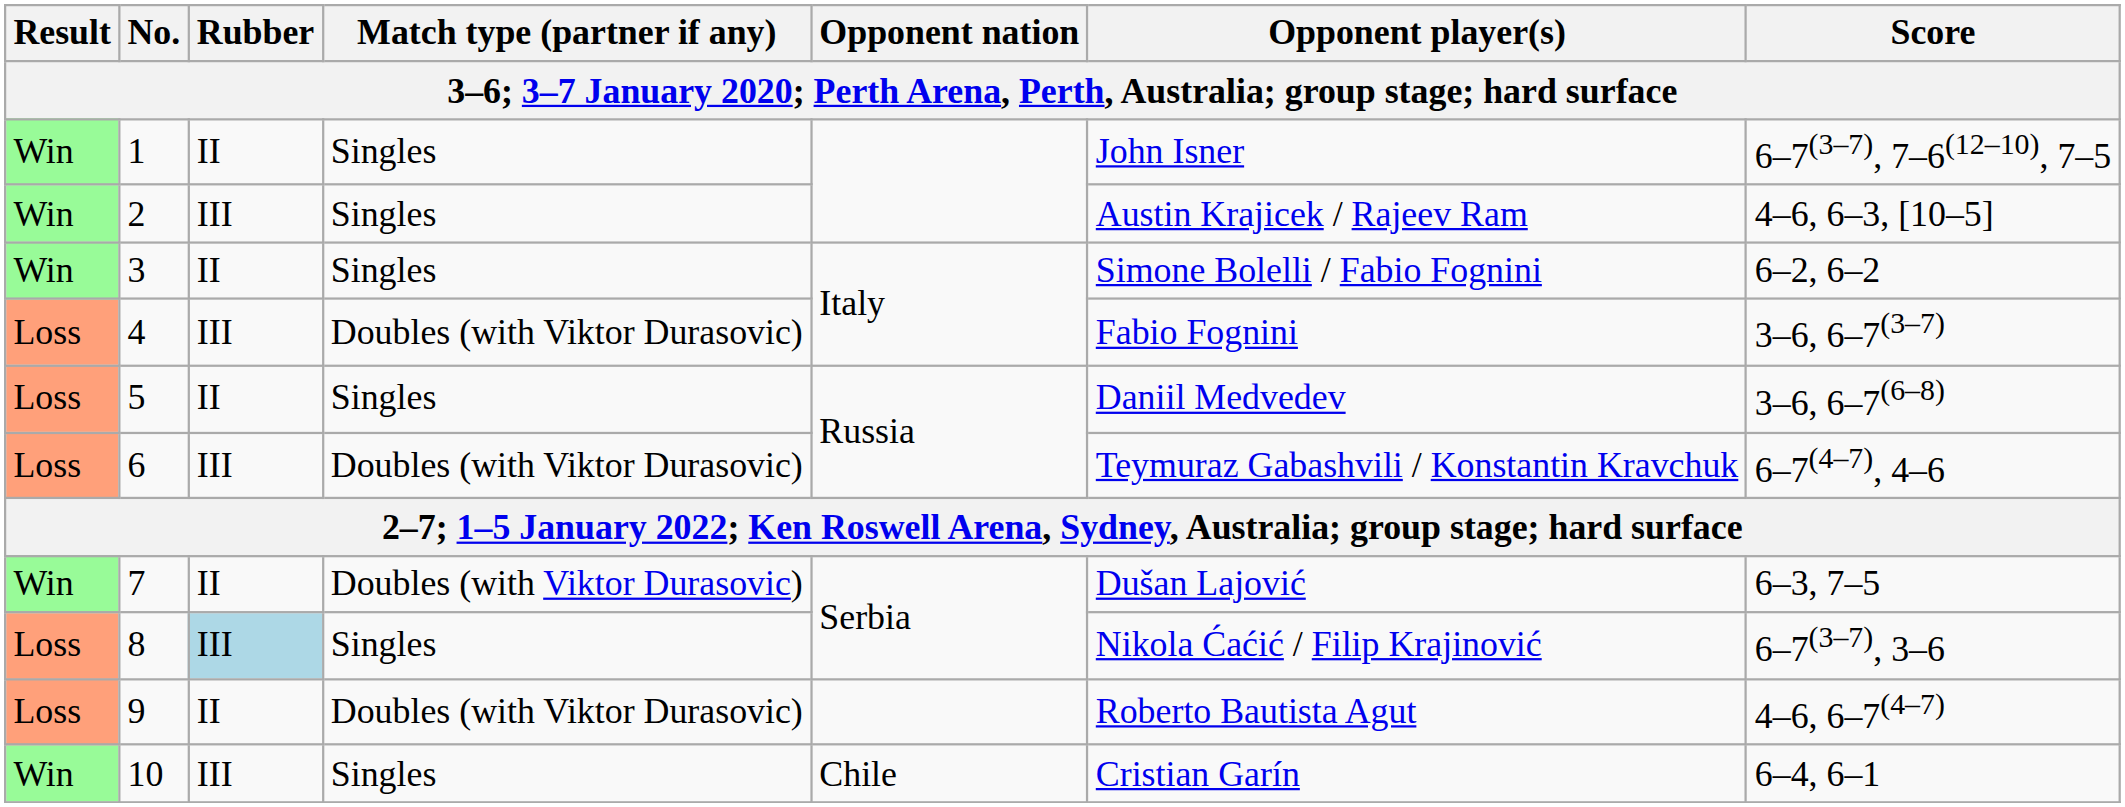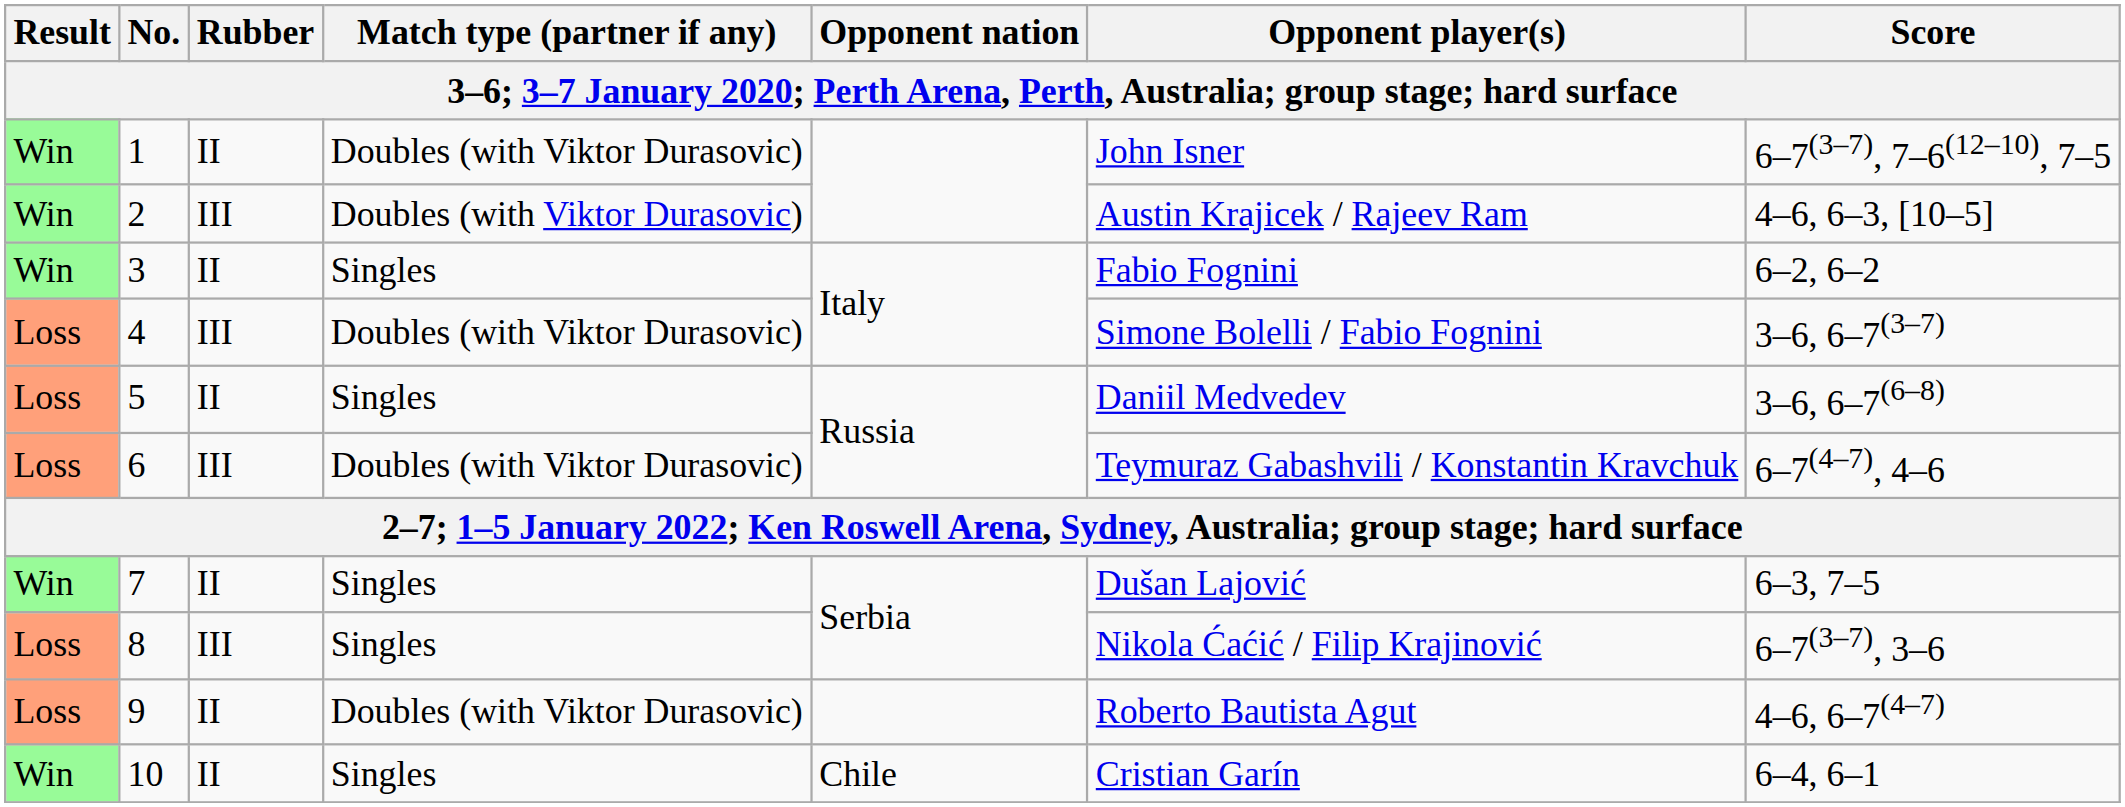(384, 151) Singles -> (567, 151) Doubles (with Viktor Durasovic)
(384, 213) Singles -> (567, 213) Doubles (with Viktor Durasovic)
(1319, 269) Simone Bolelli / Fabio Fognini -> (1197, 269) Fabio Fognini
(1197, 331) Fabio Fognini -> (1319, 331) Simone Bolelli / Fabio Fognini
(567, 583) Doubles (with Viktor Durasovic) -> (384, 583) Singles
(215, 644) lightblue background -> (215, 644) no background
(215, 773) III -> (209, 773) II
